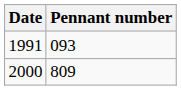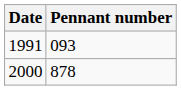(63, 71) 809 -> (63, 71) 878
